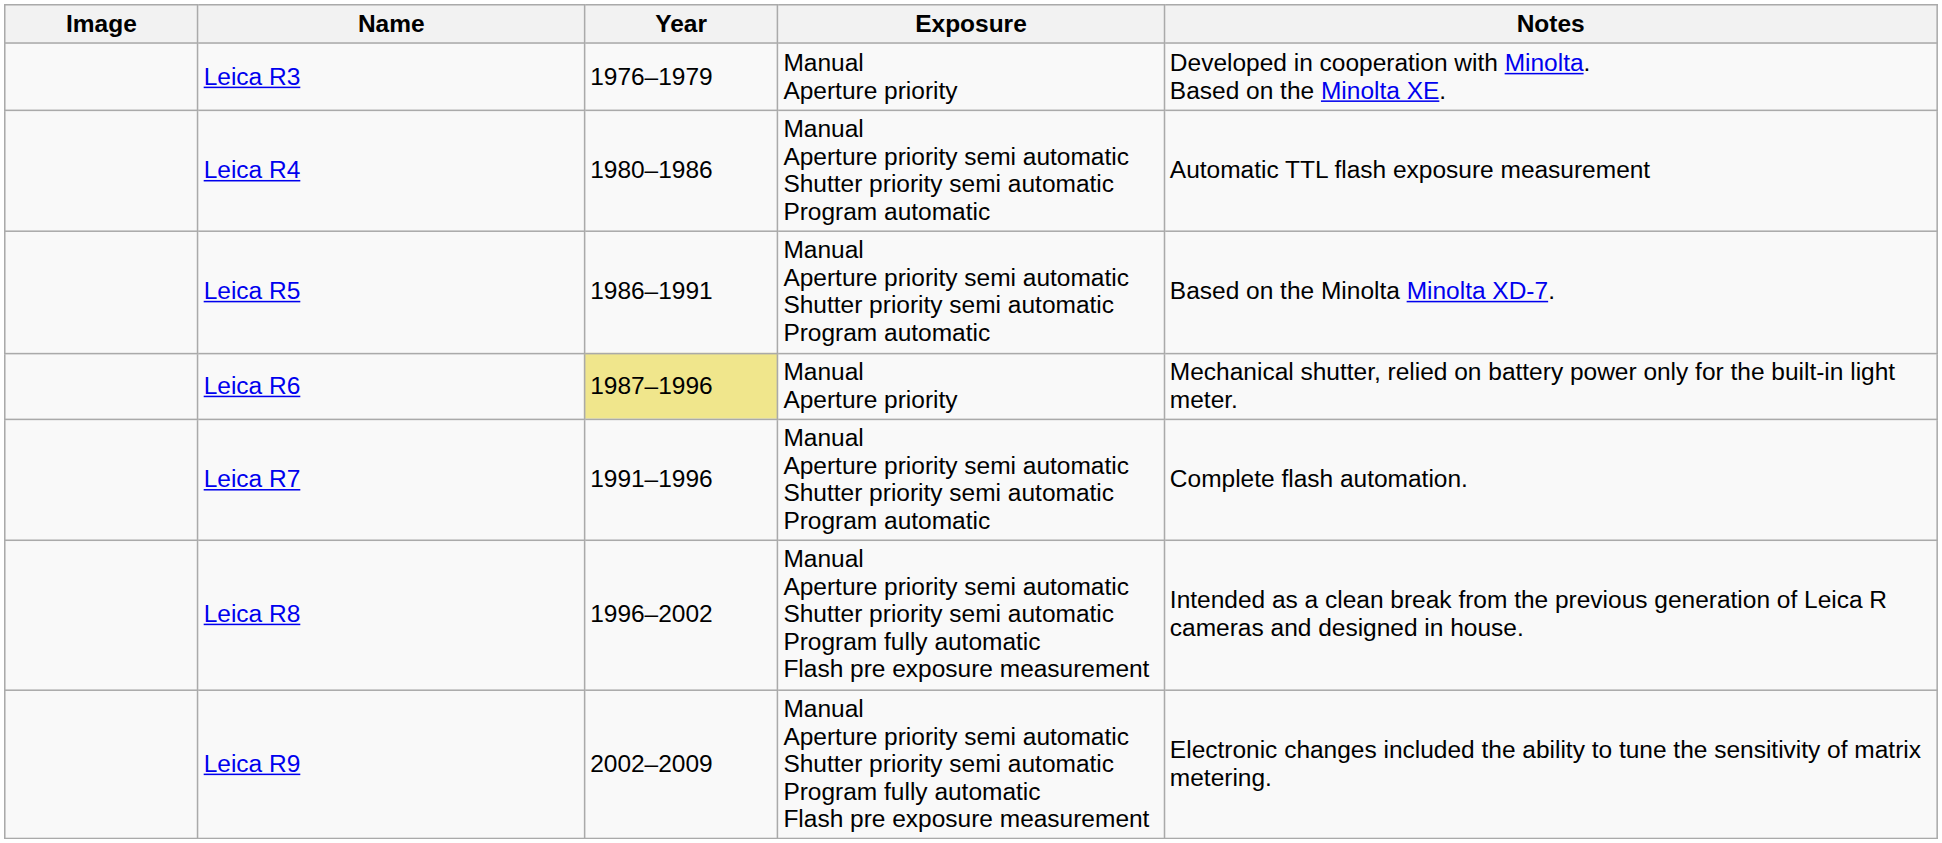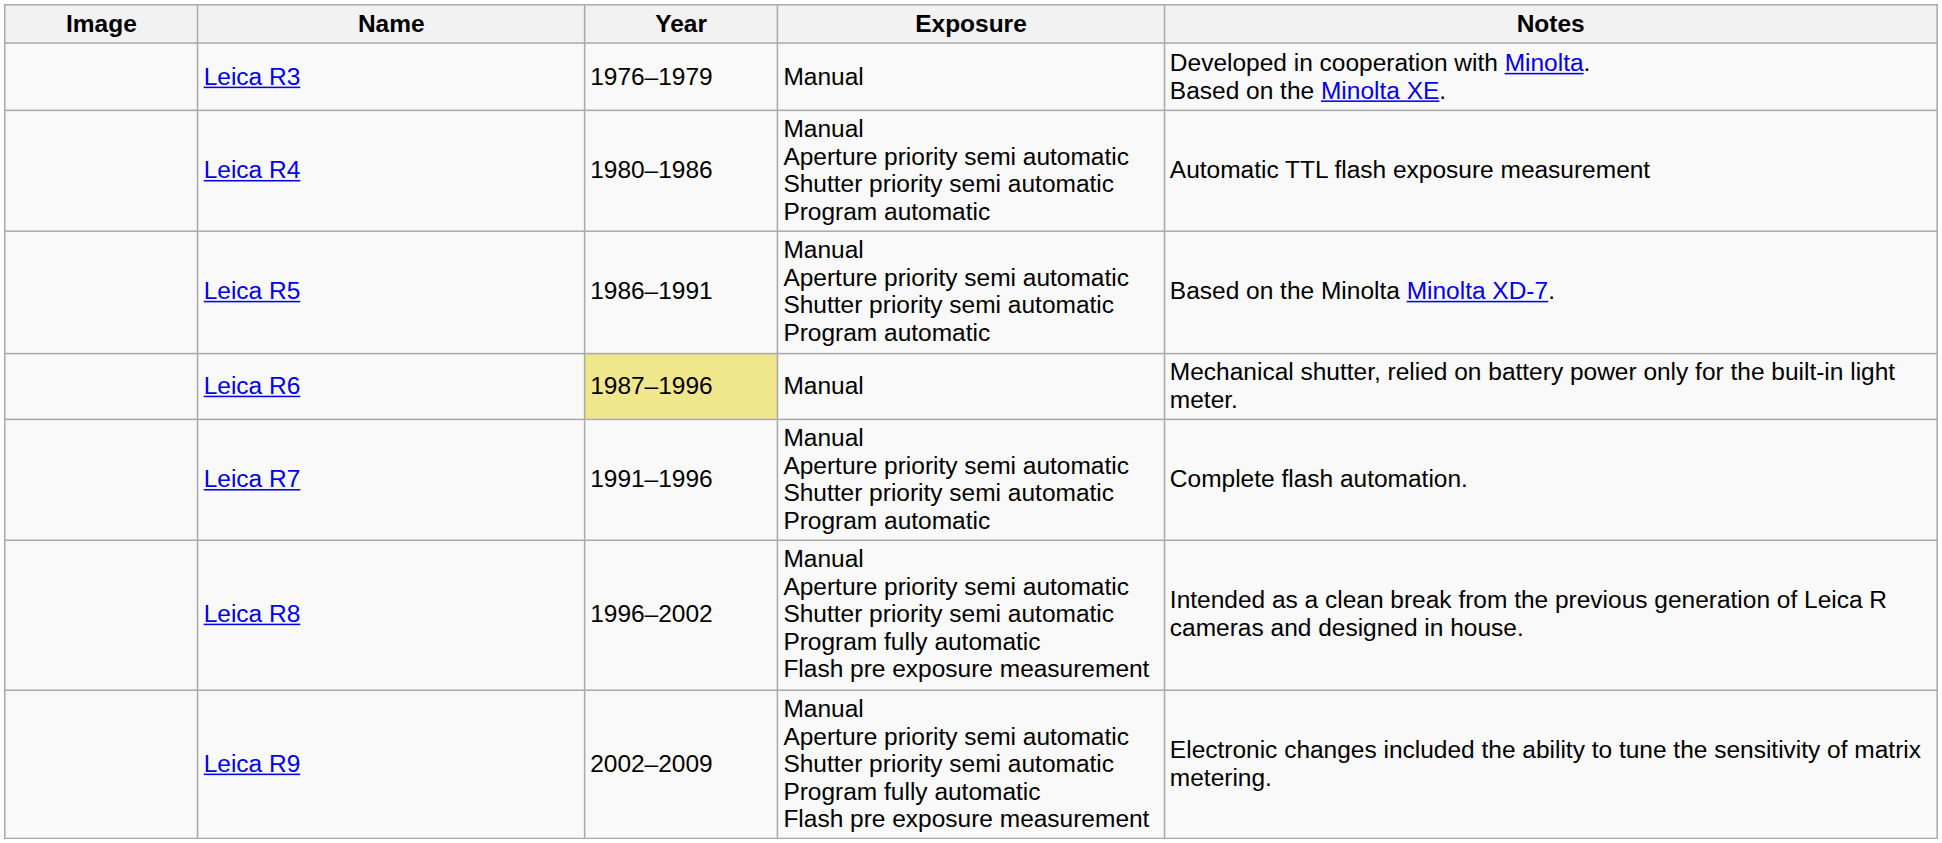(870, 76) Manual Aperture priority -> (824, 76) Manual
(870, 385) Manual Aperture priority -> (824, 385) Manual
